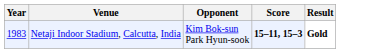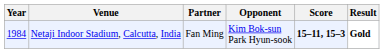+ column: (205, 12)
(16, 34) 1983 -> (16, 34) 1984
